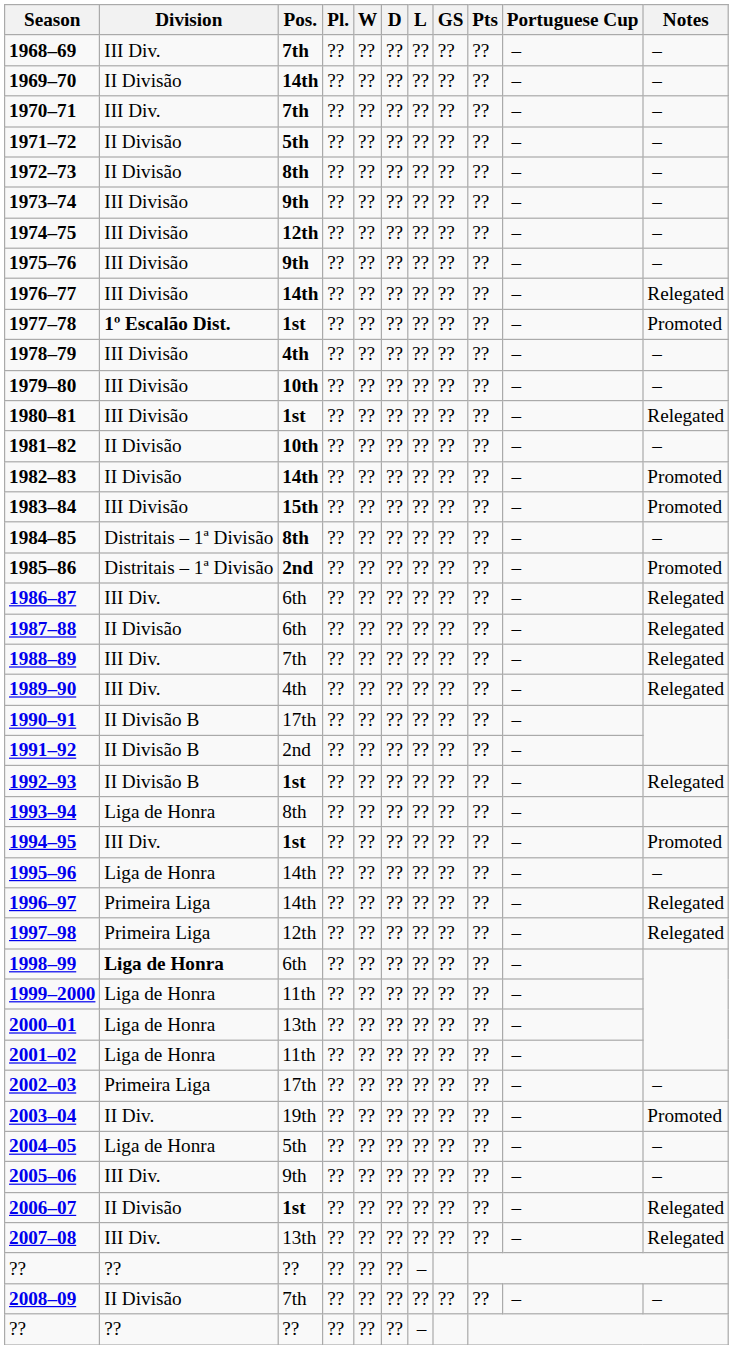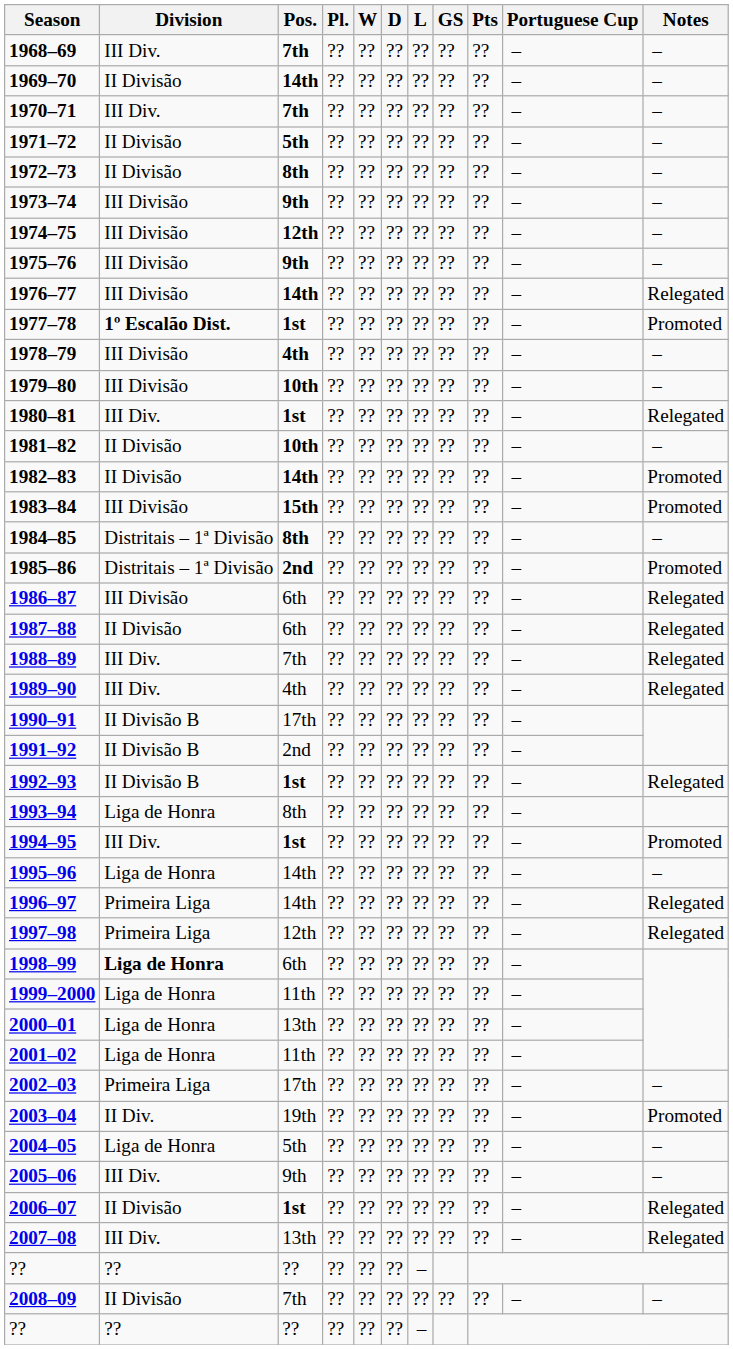(146, 415) III Divisão -> (132, 415) III Div.
(132, 598) III Div. -> (146, 598) III Divisão
